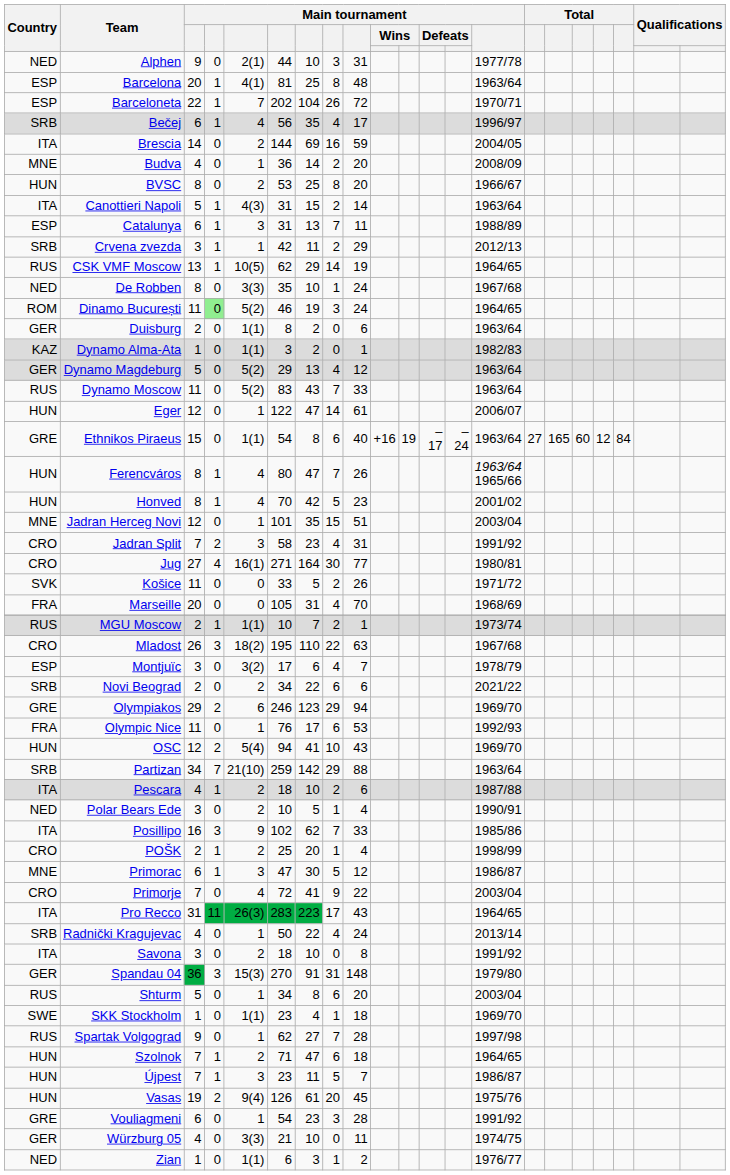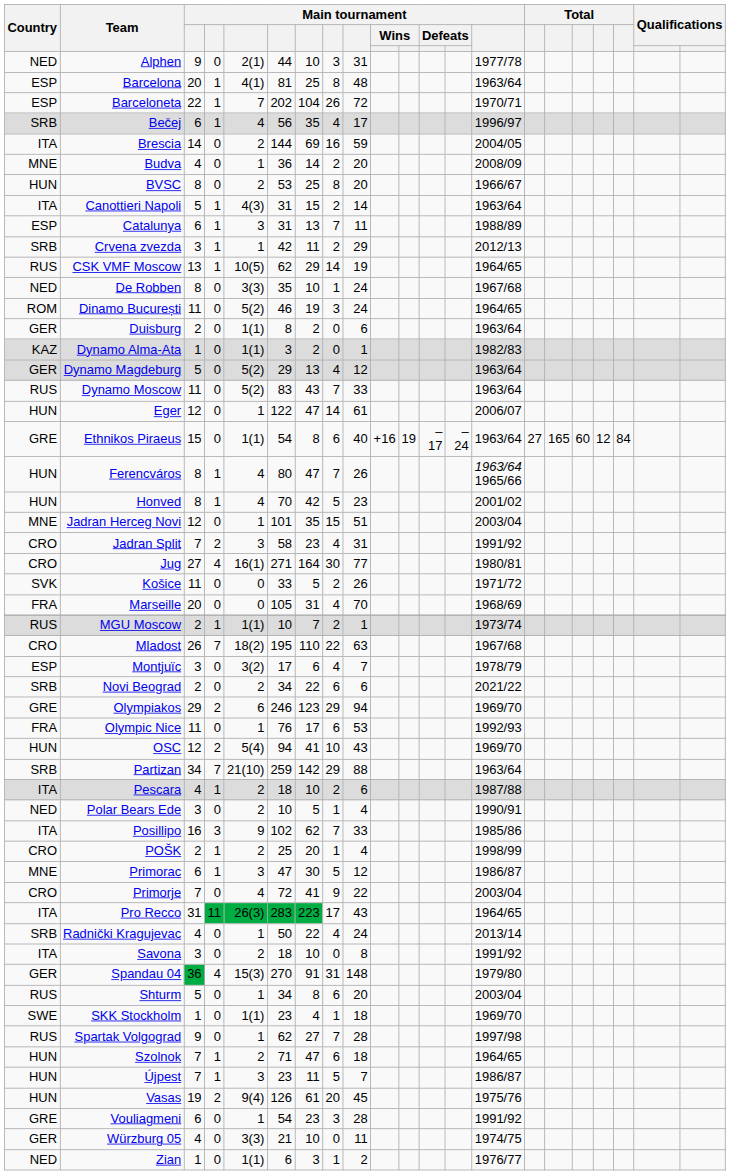(217, 308) lightgreen background -> (217, 308) no background
(217, 645) 3 -> (217, 645) 7
(217, 974) 3 -> (217, 974) 4
